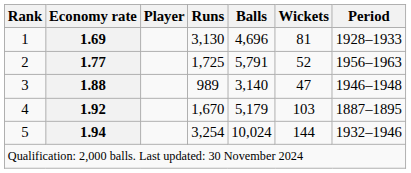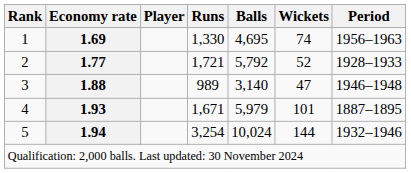(208, 39) 3,130 -> (208, 39) 1,330
(251, 39) 4,696 -> (251, 39) 4,695
(304, 39) 81 -> (304, 39) 74
(369, 39) 1928–1933 -> (369, 39) 1956–1963
(208, 62) 1,725 -> (208, 62) 1,721
(251, 62) 5,791 -> (251, 62) 5,792
(369, 62) 1956–1963 -> (369, 62) 1928–1933
(93, 109) 1.92 -> (93, 109) 1.93
(208, 109) 1,670 -> (208, 109) 1,671
(251, 109) 5,179 -> (251, 109) 5,979
(304, 109) 103 -> (304, 109) 101
